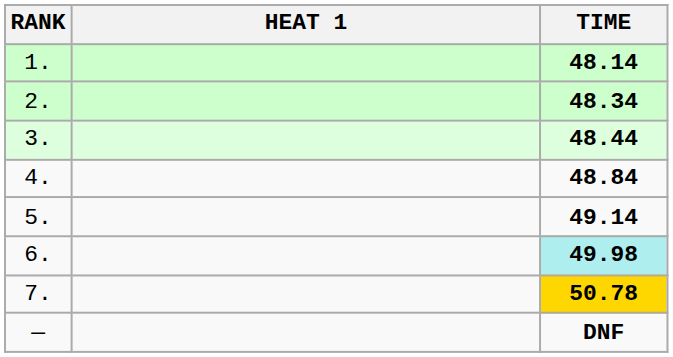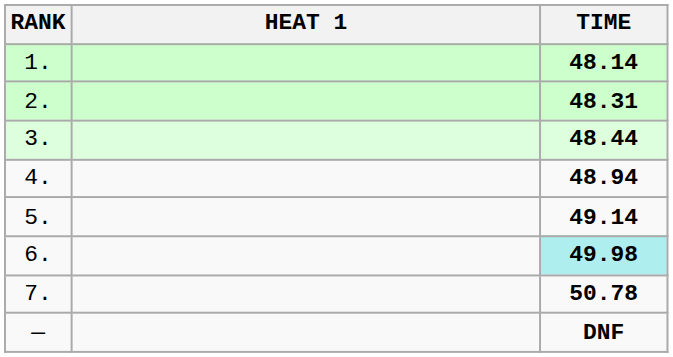(604, 101) 48.34 -> (604, 101) 48.31
(604, 178) 48.84 -> (604, 178) 48.94
(604, 294) gold background -> (604, 294) no background
